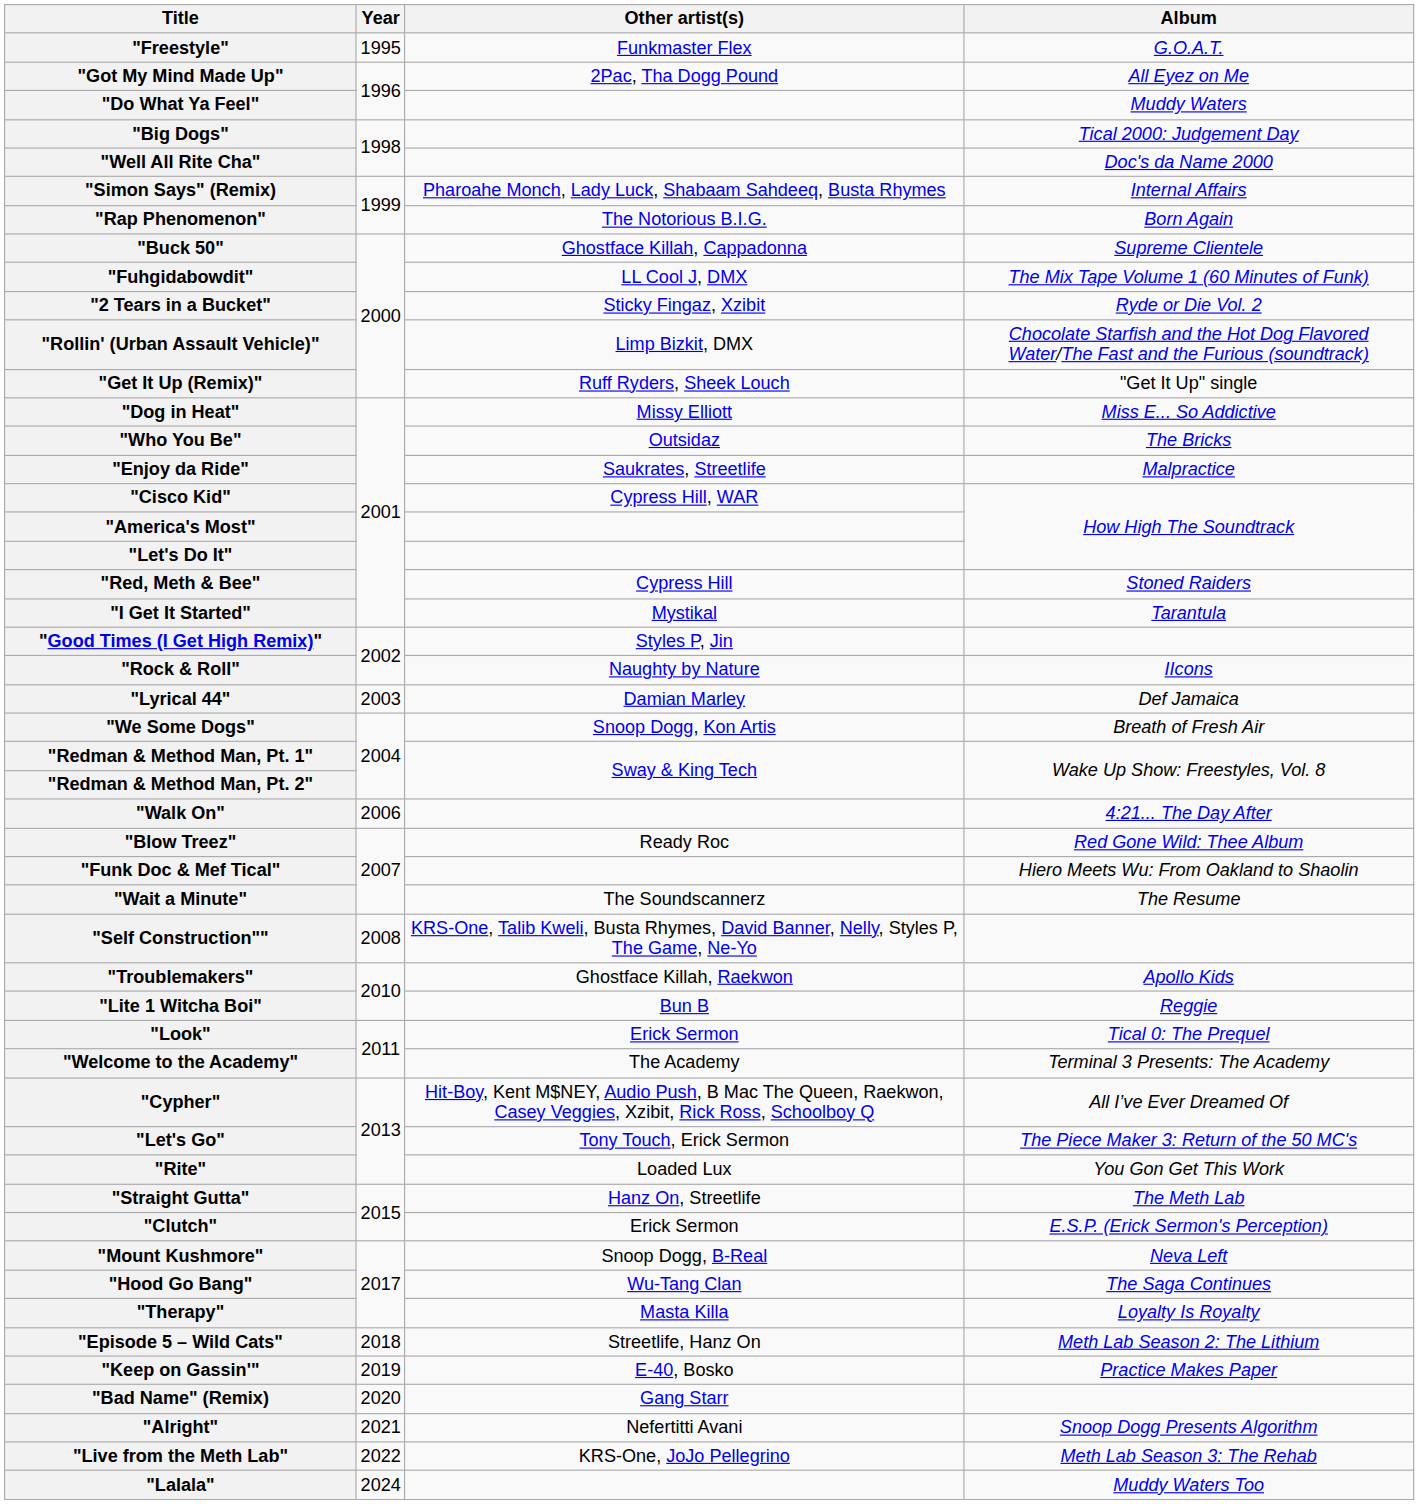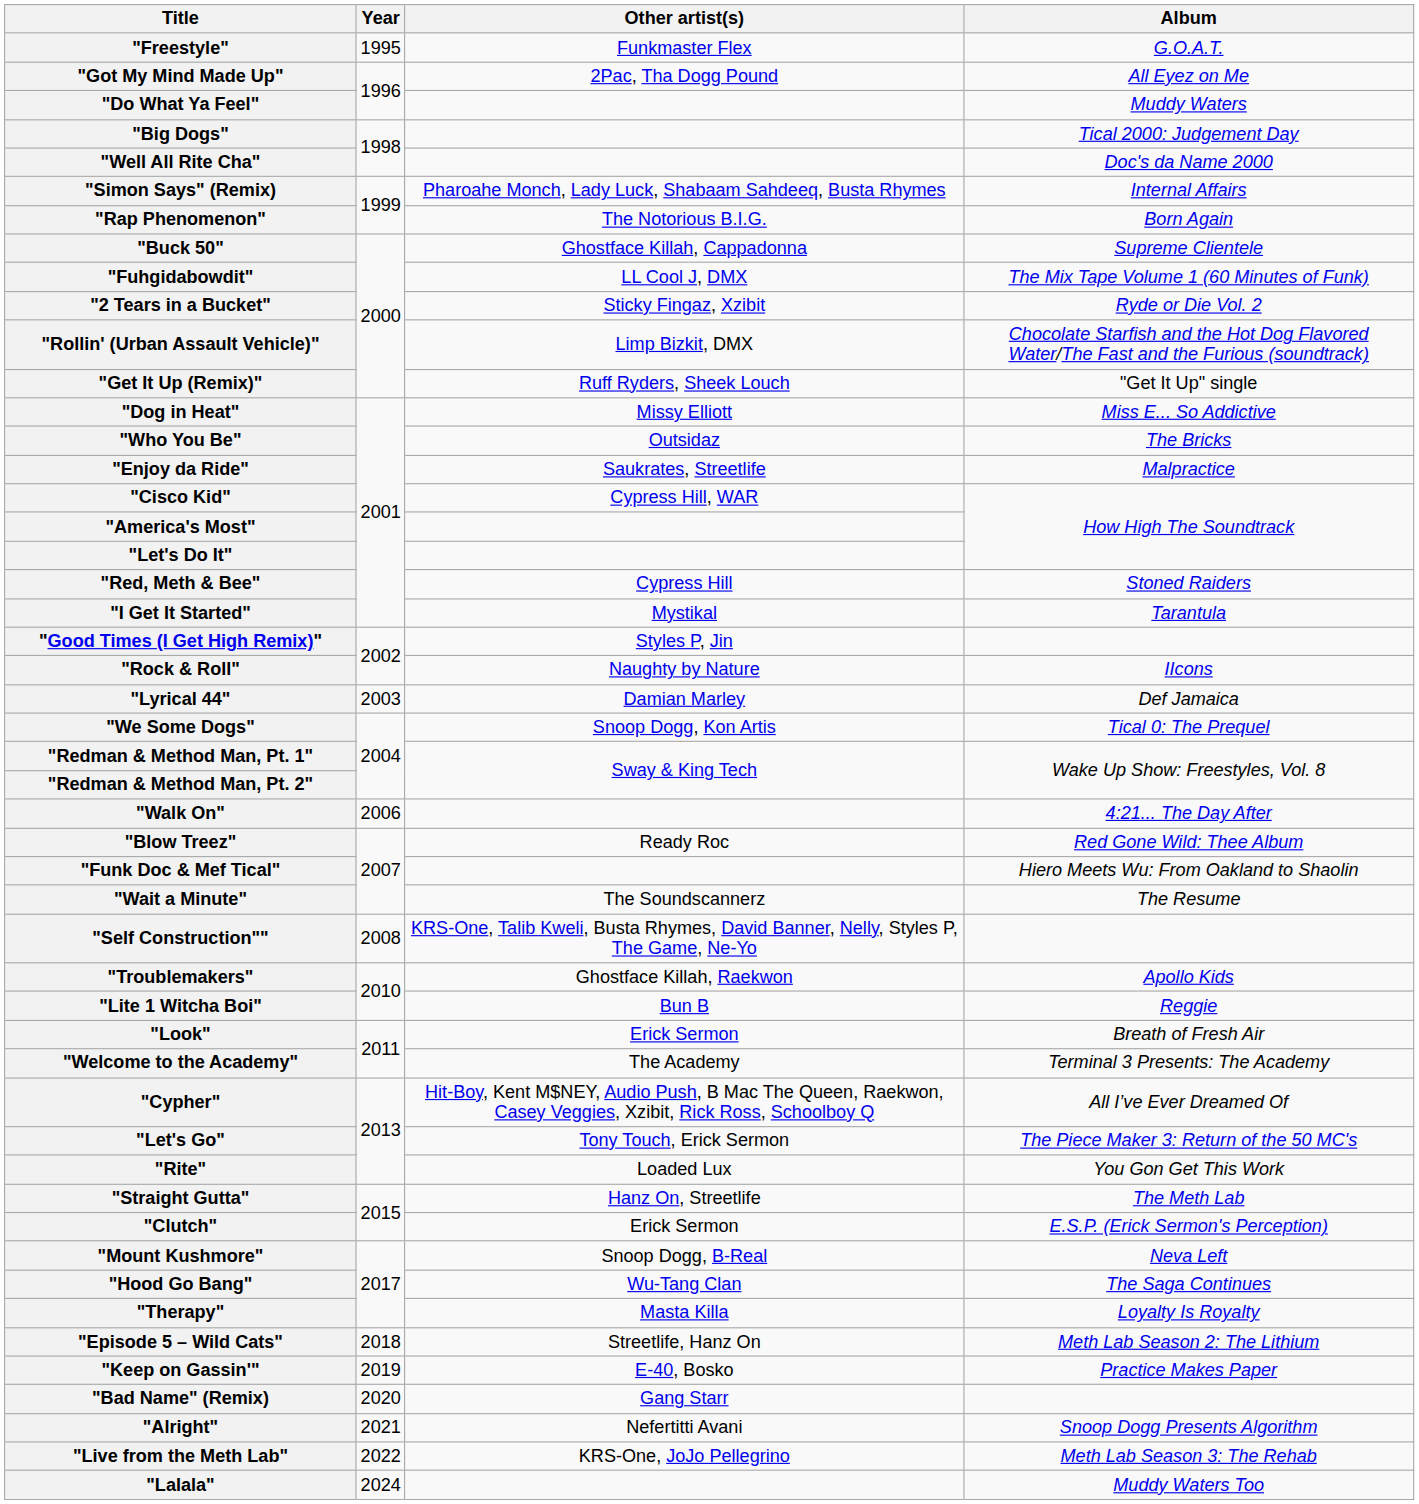(1189, 727) Breath of Fresh Air -> (1189, 727) Tical 0: The Prequel
(1189, 1034) Tical 0: The Prequel -> (1189, 1034) Breath of Fresh Air
